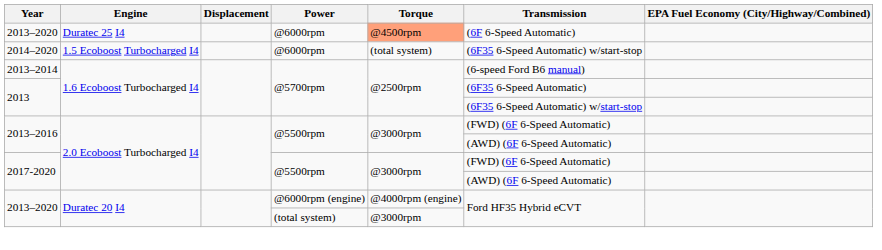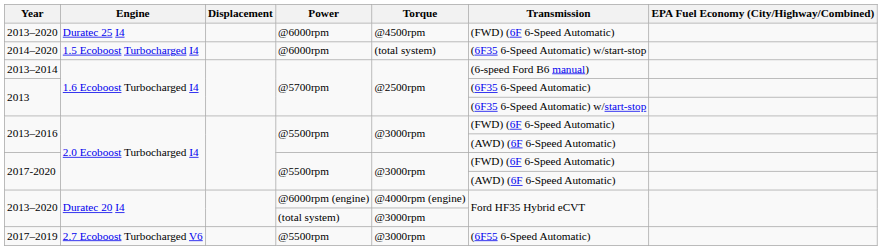(396, 32) lightsalmon background -> (400, 32) no background
(521, 32) (6F 6-Speed Automatic) -> (543, 32) (FWD) (6F 6-Speed Automatic)
+ row: (32, 236)
